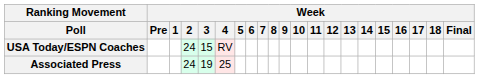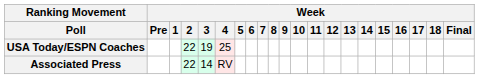(189, 47) 24 -> (189, 47) 22
(207, 47) 15 -> (207, 47) 19
(225, 47) RV -> (225, 47) 25
(189, 64) 24 -> (189, 64) 22
(207, 64) 19 -> (207, 64) 14
(225, 64) 25 -> (225, 64) RV
